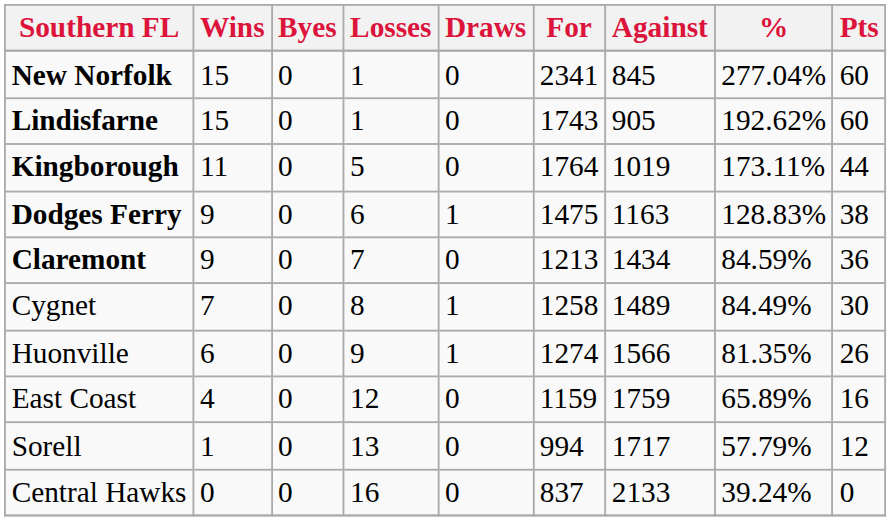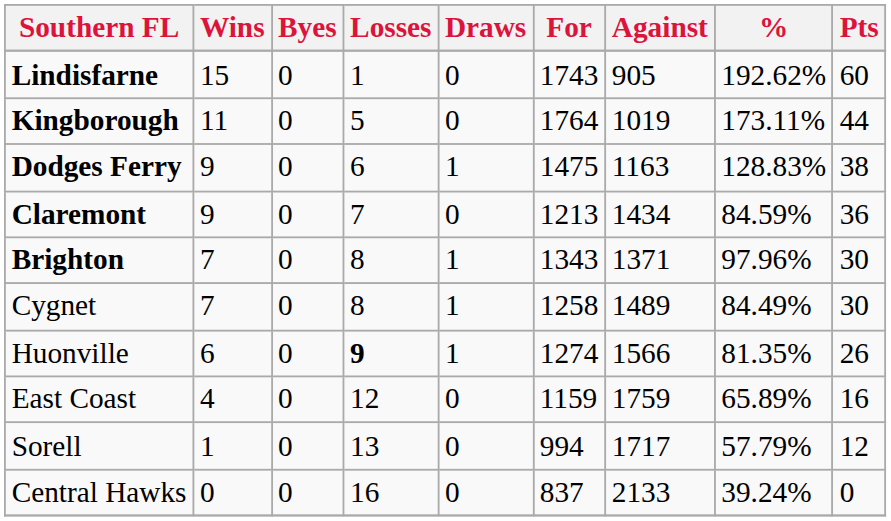- row: (92, 74)
+ row: (68, 259)
(357, 352) normal -> (357, 352) bold
